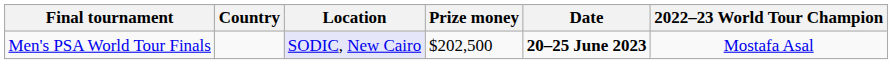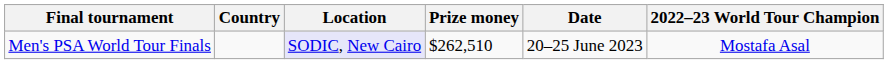(461, 44) $202,500 -> (461, 44) $262,510
(587, 44) bold -> (585, 44) normal
